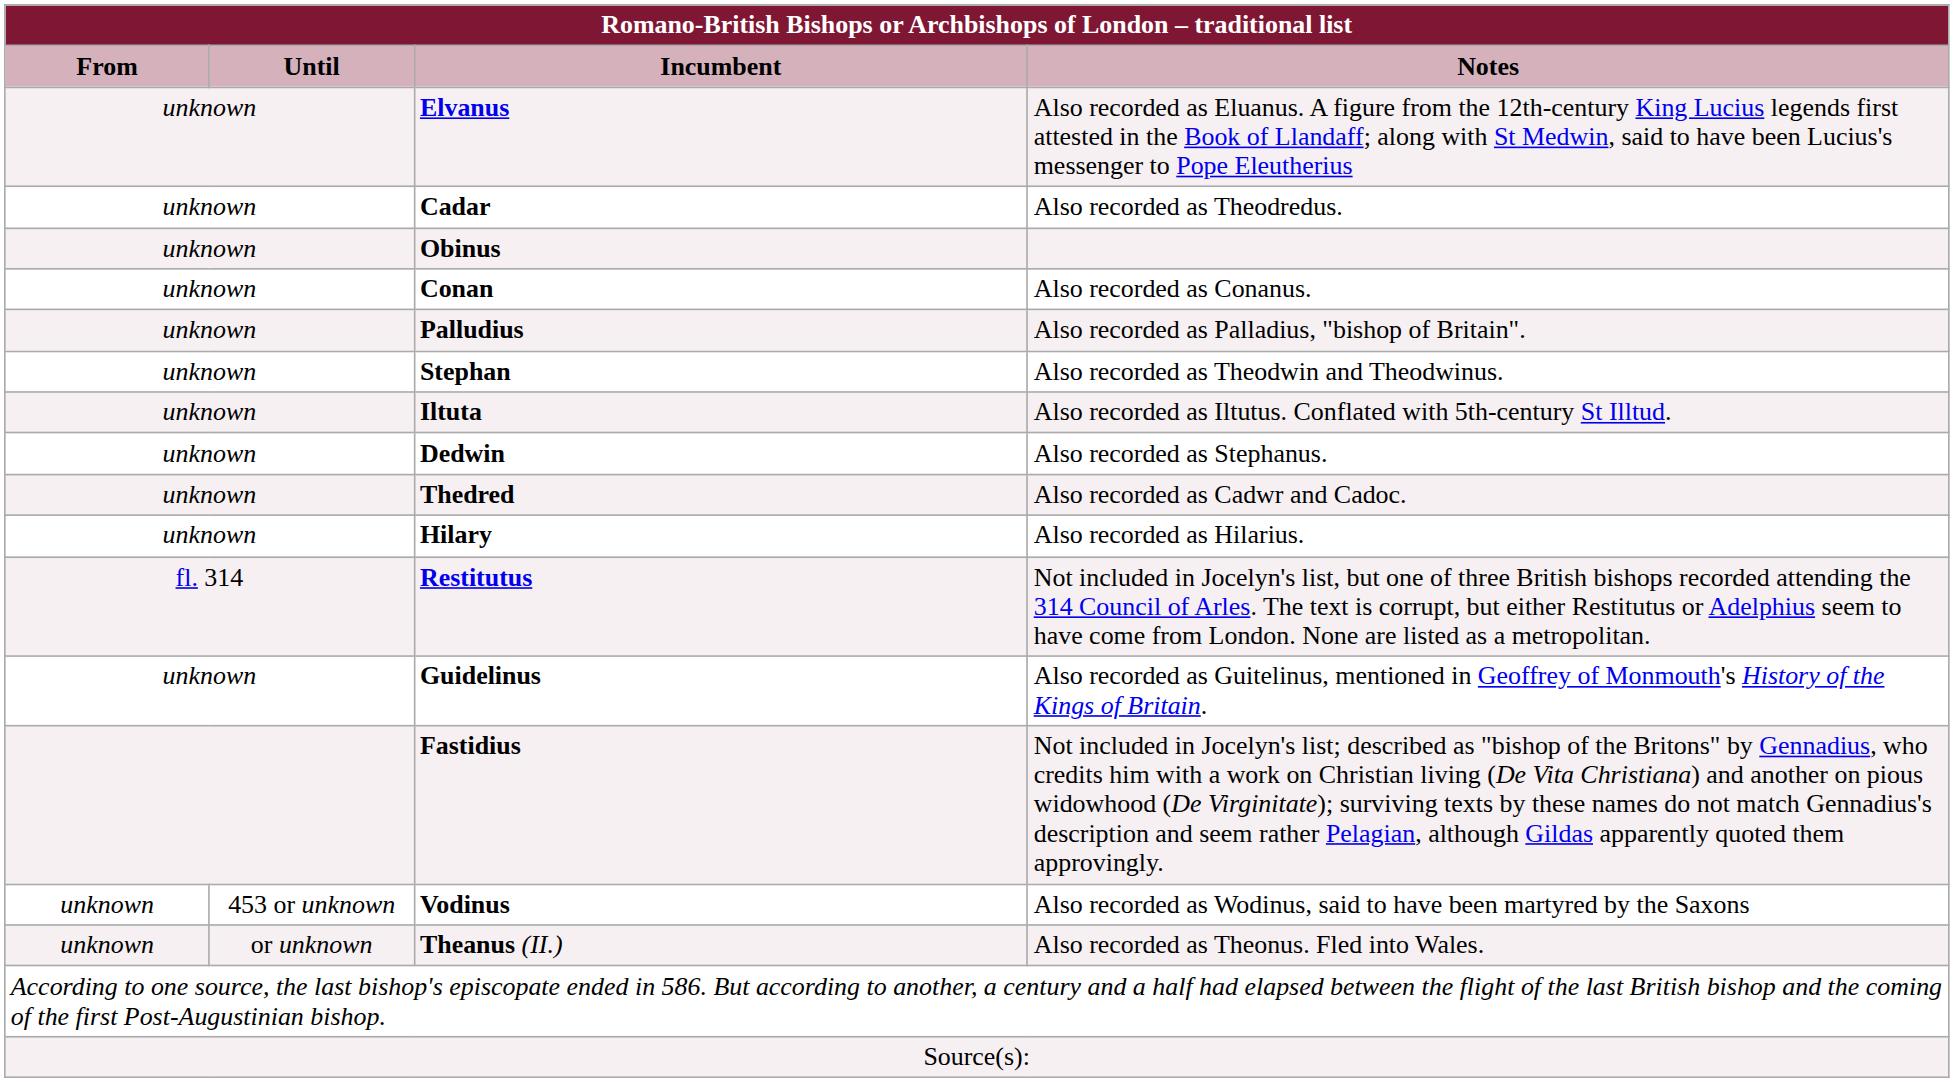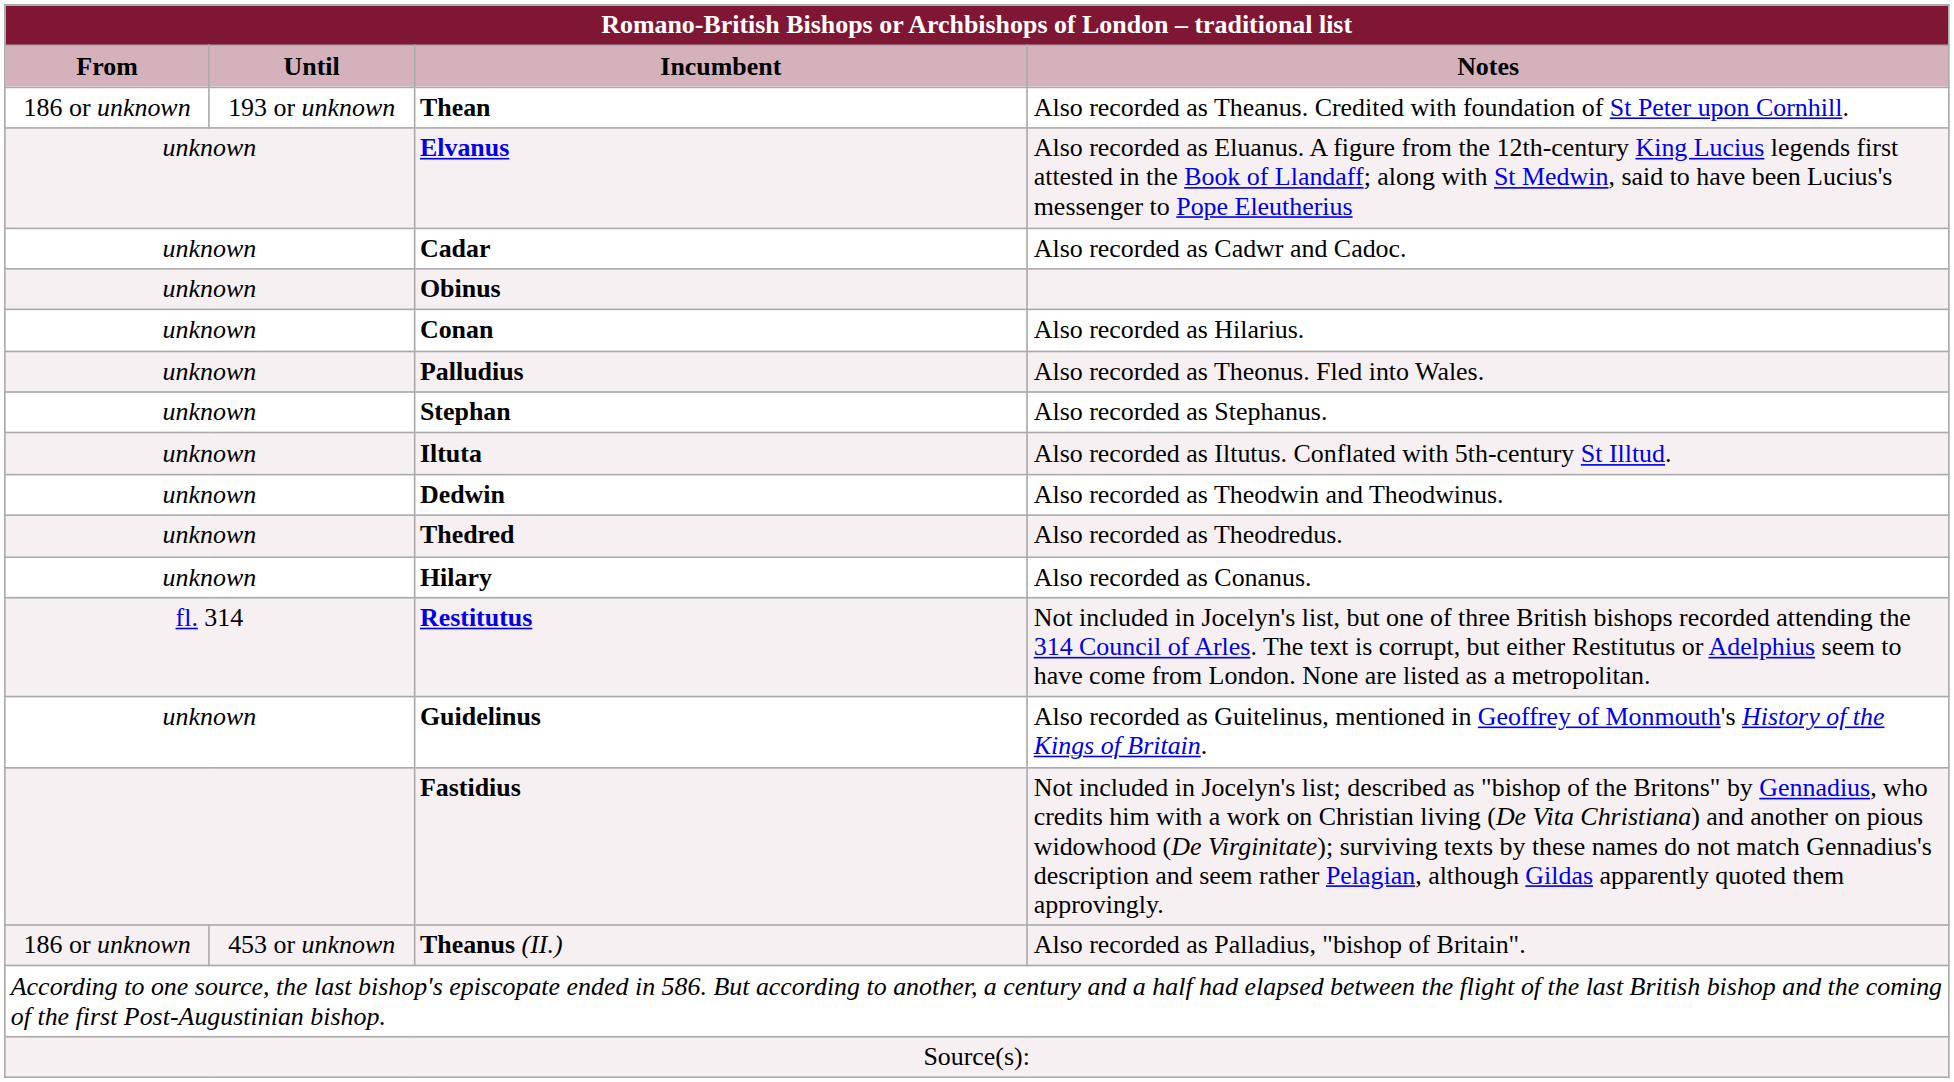+ row: (455, 107)
(1188, 206) Also recorded as Theodredus. -> (1220, 247) Also recorded as Cadwr and Cadoc.
(1173, 288) Also recorded as Conanus. -> (1169, 330) Also recorded as Hilarius.
(1280, 330) Also recorded as Palladius, "bishop of Britain". -> (1259, 371) Also recorded as Theonus. Fled into Wales.
(1269, 371) Also recorded as Theodwin and Theodwinus. -> (1181, 412) Also recorded as Stephanus.
(1181, 453) Also recorded as Stephanus. -> (1269, 494) Also recorded as Theodwin and Theodwinus.
(1220, 494) Also recorded as Cadwr and Cadoc. -> (1188, 535) Also recorded as Theodredus.
(1169, 535) Also recorded as Hilarius. -> (1173, 576) Also recorded as Conanus.
- row: (465, 904)
(107, 945) unknown -> (107, 945) 186 or unknown
(312, 945) or unknown -> (312, 945) 453 or unknown
(1259, 945) Also recorded as Theonus. Fled into Wales. -> (1280, 945) Also recorded as Palladius, "bishop of Britain".
